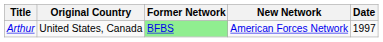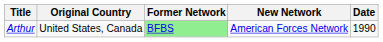(364, 28) 1997 -> (364, 28) 1990
